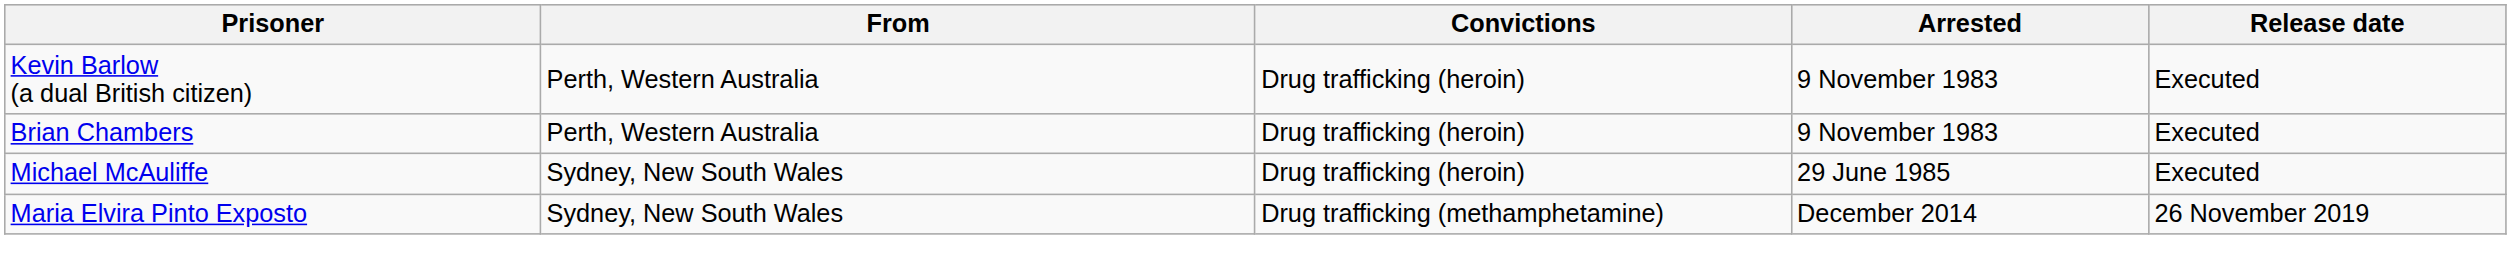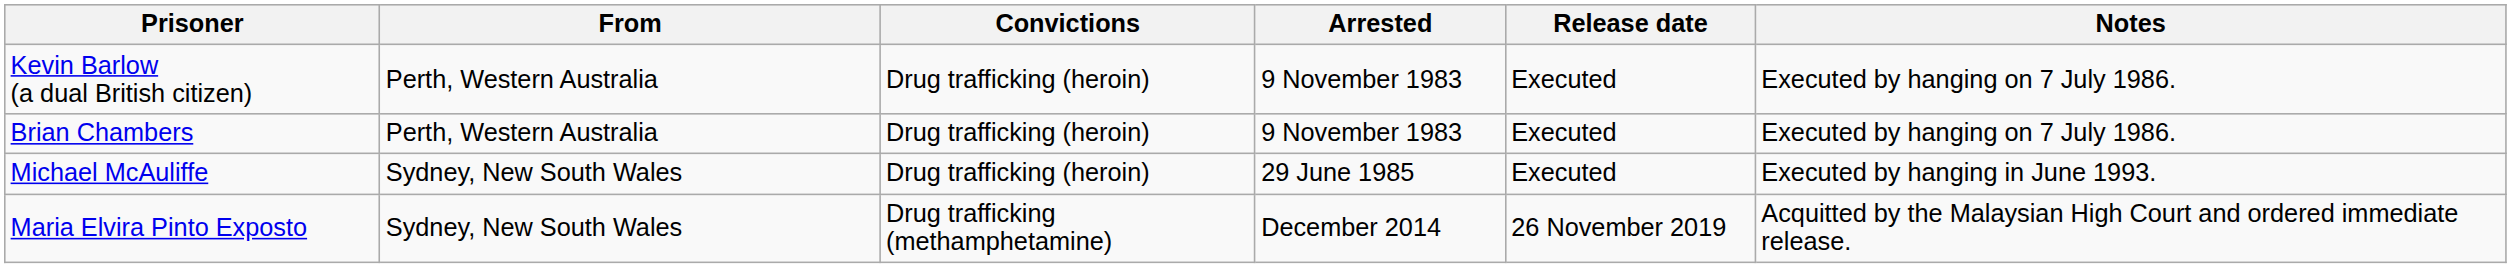+ column: (2131, 24)
